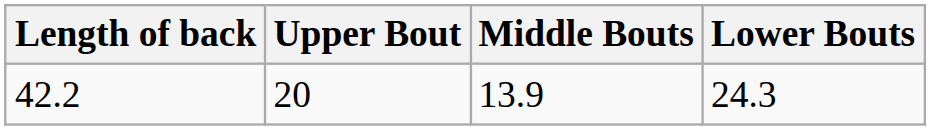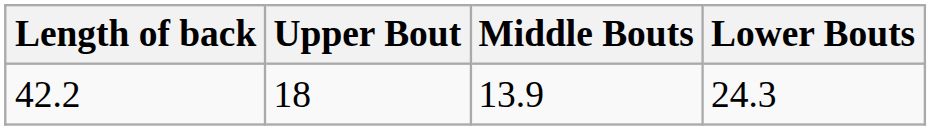(292, 93) 20 -> (292, 93) 18
